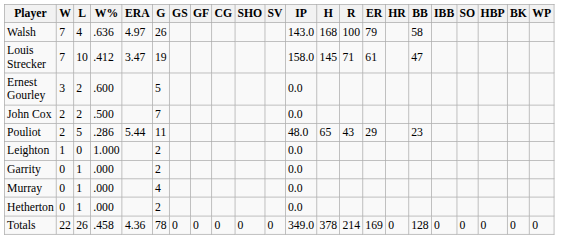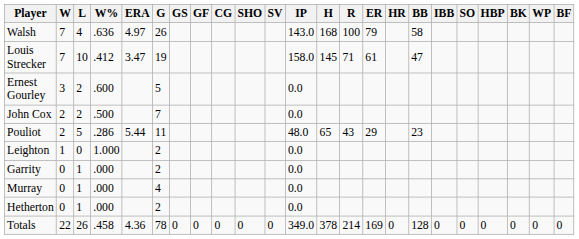+ column: (564, 13)
